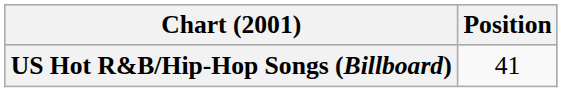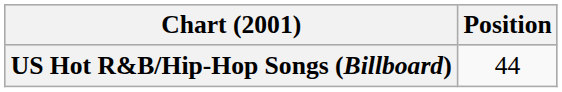(508, 65) 41 -> (508, 65) 44
